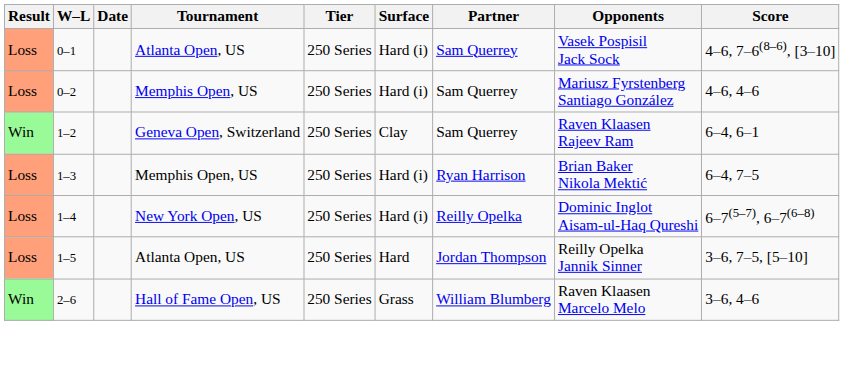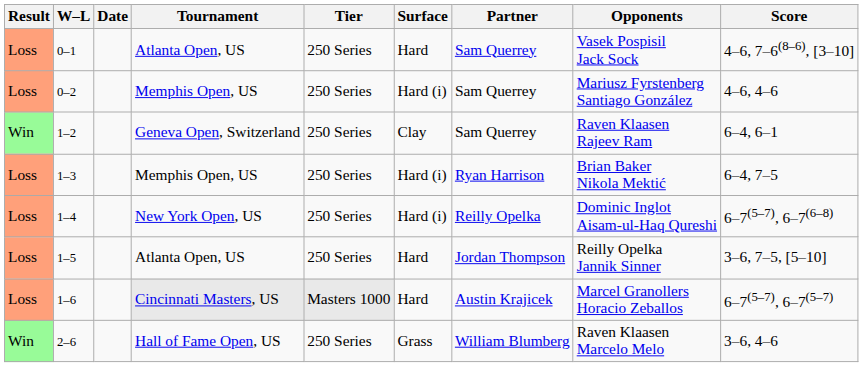(403, 49) Hard (i) -> (413, 49) Hard
+ row: (67, 300)
